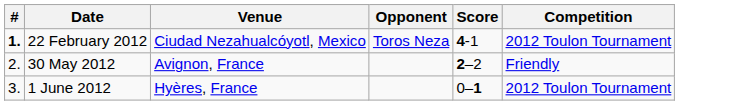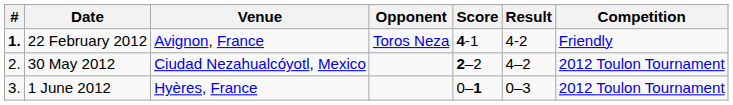+ column: (529, 17)
(260, 41) Ciudad Nezahualcóyotl, Mexico -> (209, 41) Avignon, France
(588, 41) 2012 Toulon Tournament -> (586, 41) Friendly
(209, 65) Avignon, France -> (260, 65) Ciudad Nezahualcóyotl, Mexico
(532, 65) Friendly -> (642, 65) 2012 Toulon Tournament
